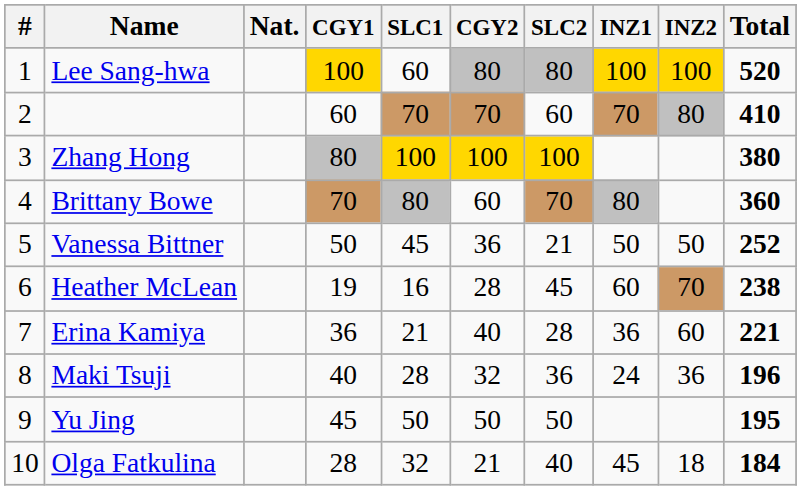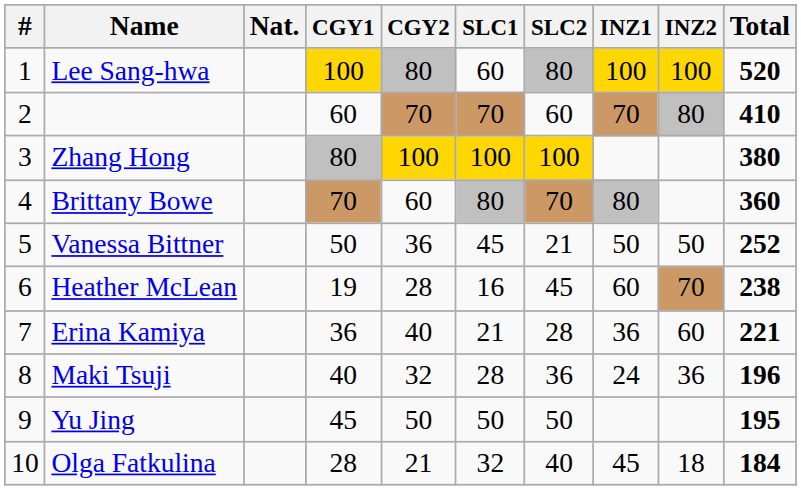columns swapped: (487, 28) <-> (415, 28)
